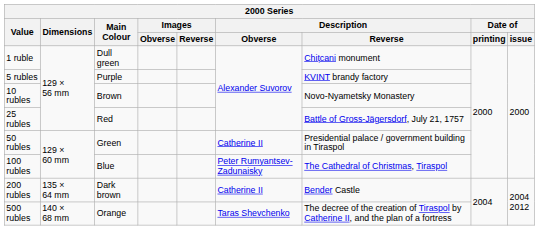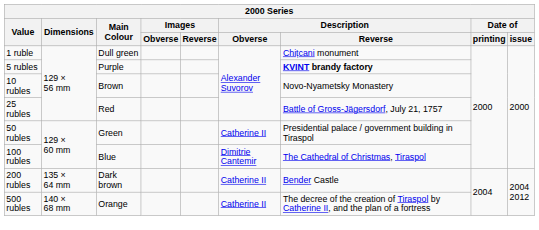(346, 77) normal -> (328, 67) bold
(255, 167) Peter Rumyantsev-Zadunaisky -> (239, 157) Dimitrie Cantemir
(254, 214) Taras Shevchenko -> (243, 204) Catherine II
